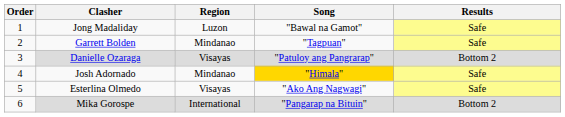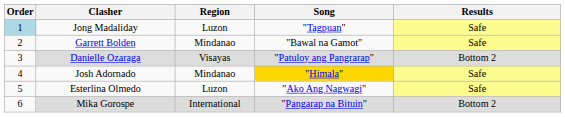(20, 27) no background -> (20, 27) lightblue background
(324, 27) "Bawal na Gamot" -> (324, 27) "Tagpuan"
(324, 43) "Tagpuan" -> (324, 43) "Bawal na Gamot"
(215, 89) Visayas -> (215, 89) Luzon
